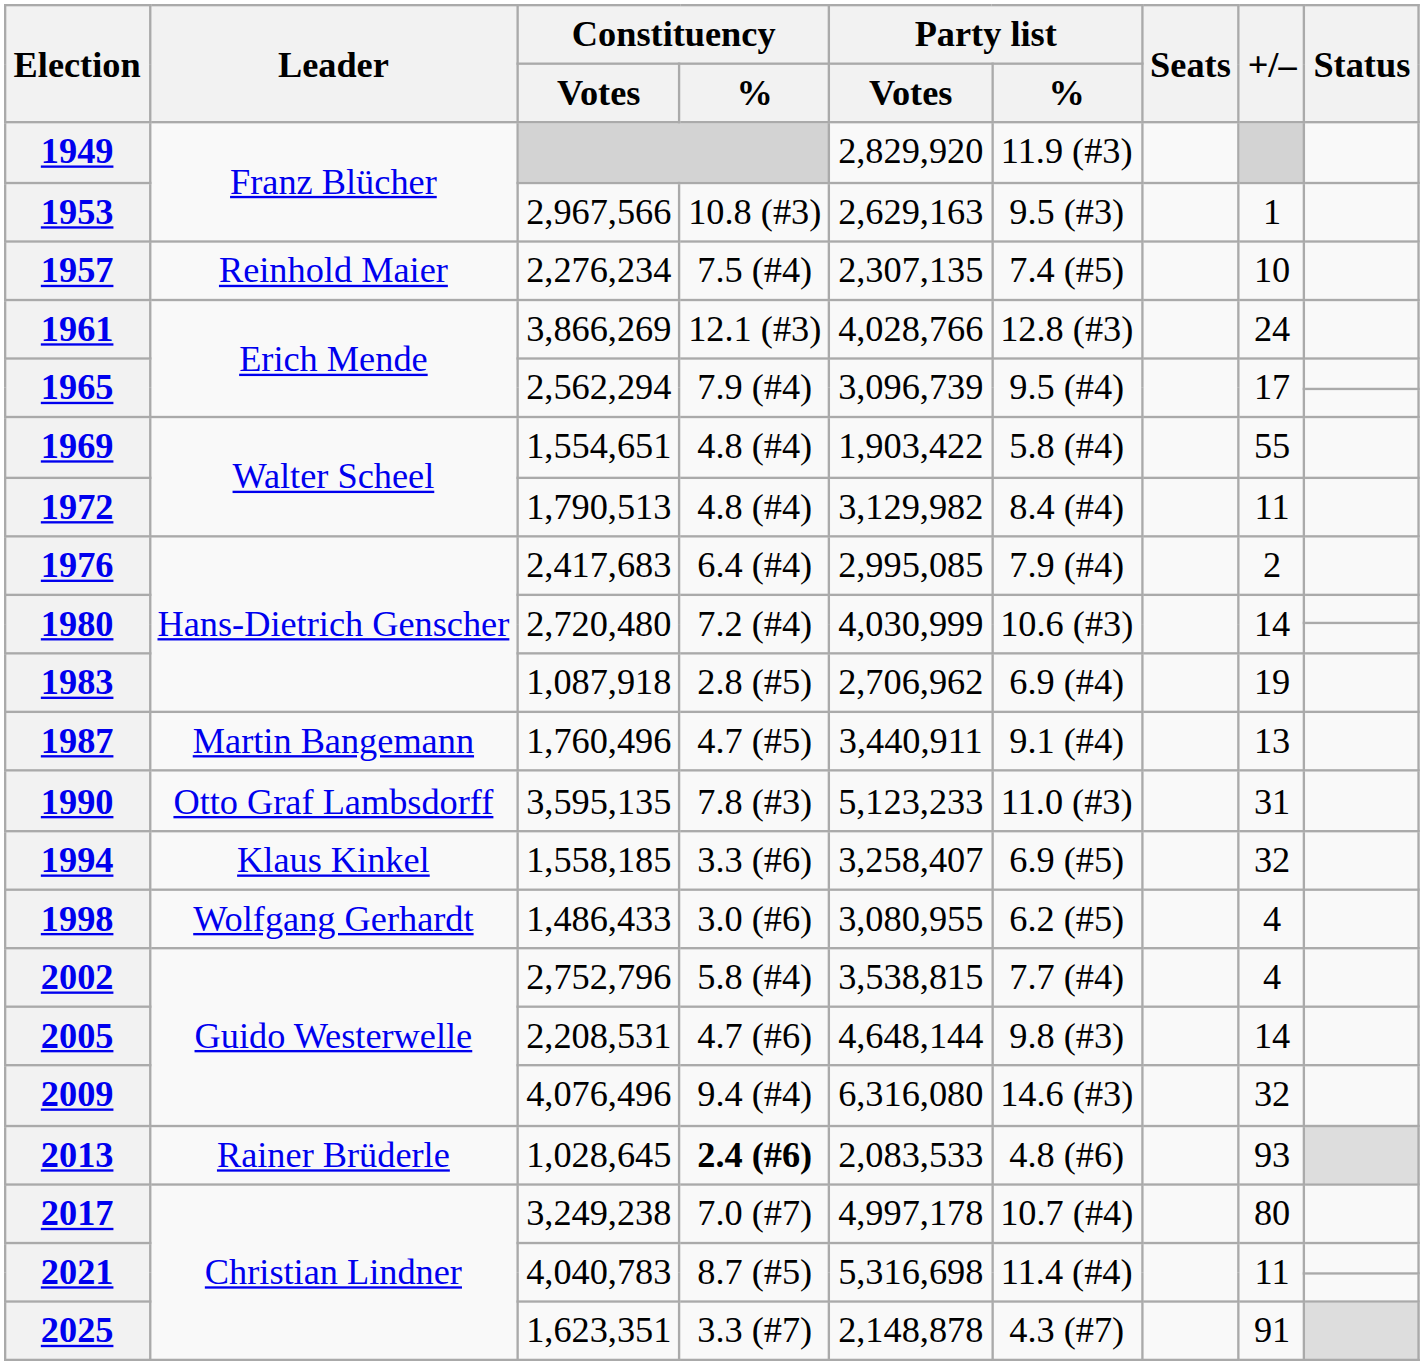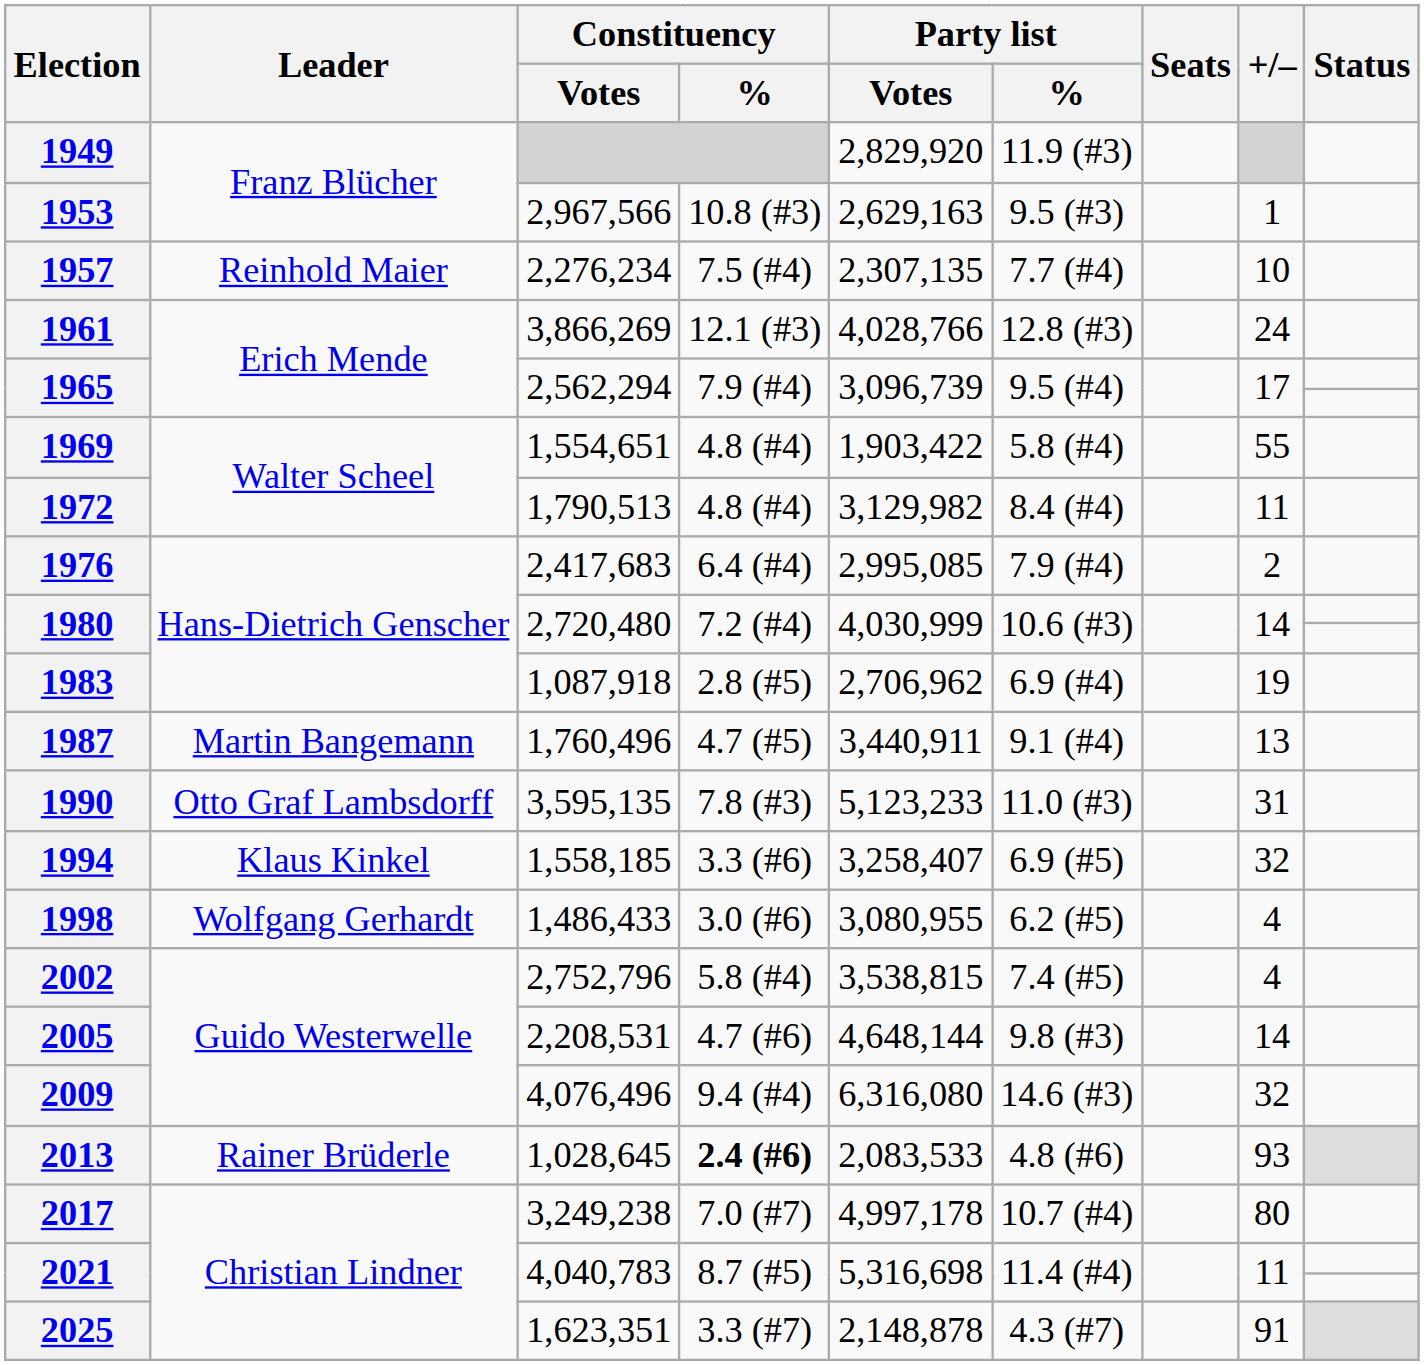(1067, 269) 7.4 (#5) -> (1067, 269) 7.7 (#4)
(1067, 976) 7.7 (#4) -> (1067, 976) 7.4 (#5)
